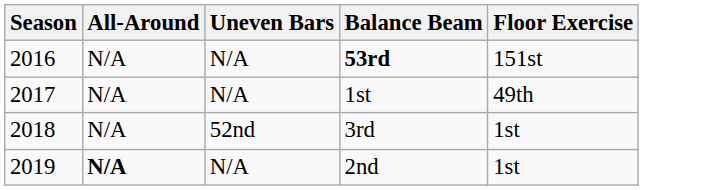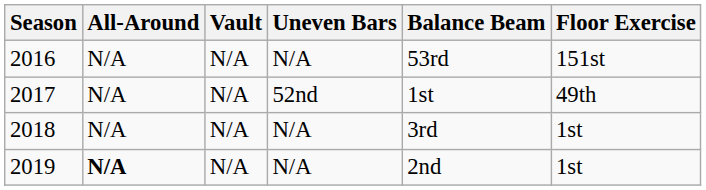+ column: (236, 22)
(367, 58) bold -> (428, 58) normal
(229, 94) N/A -> (295, 94) 52nd
(232, 130) 52nd -> (292, 130) N/A
